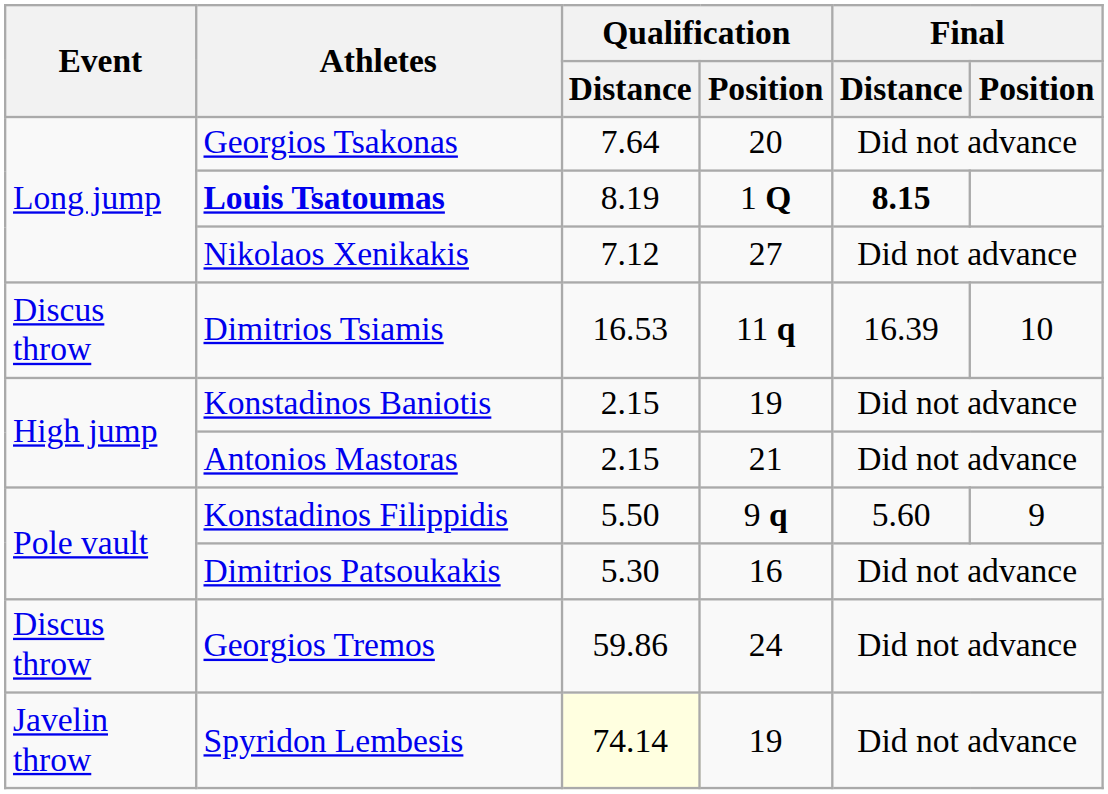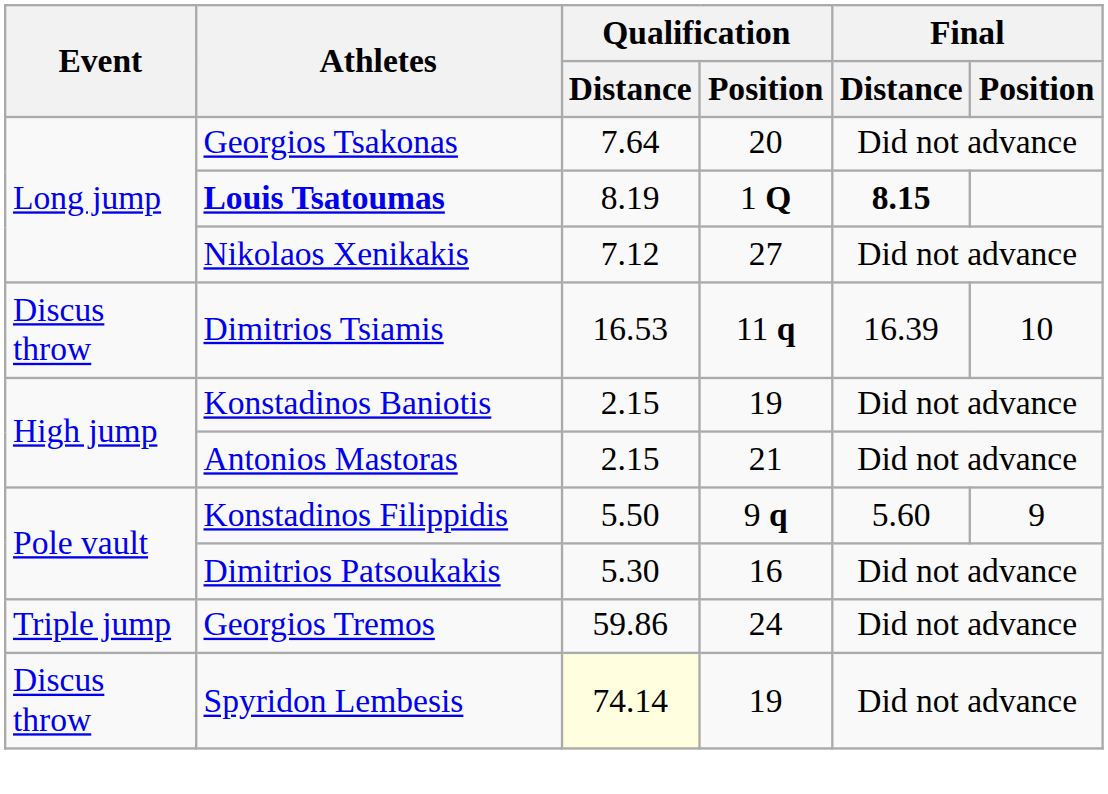(59, 645) Discus throw -> (92, 625) Triple jump
(61, 740) Javelin throw -> (59, 700) Discus throw
